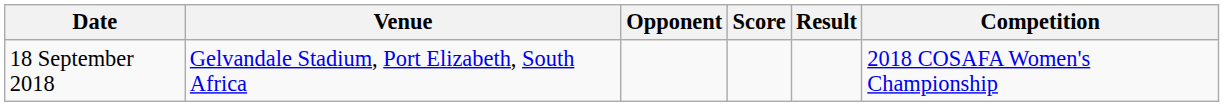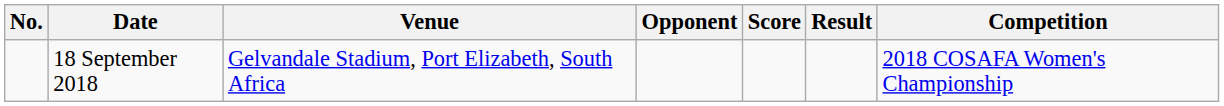+ column: (26, 22)
